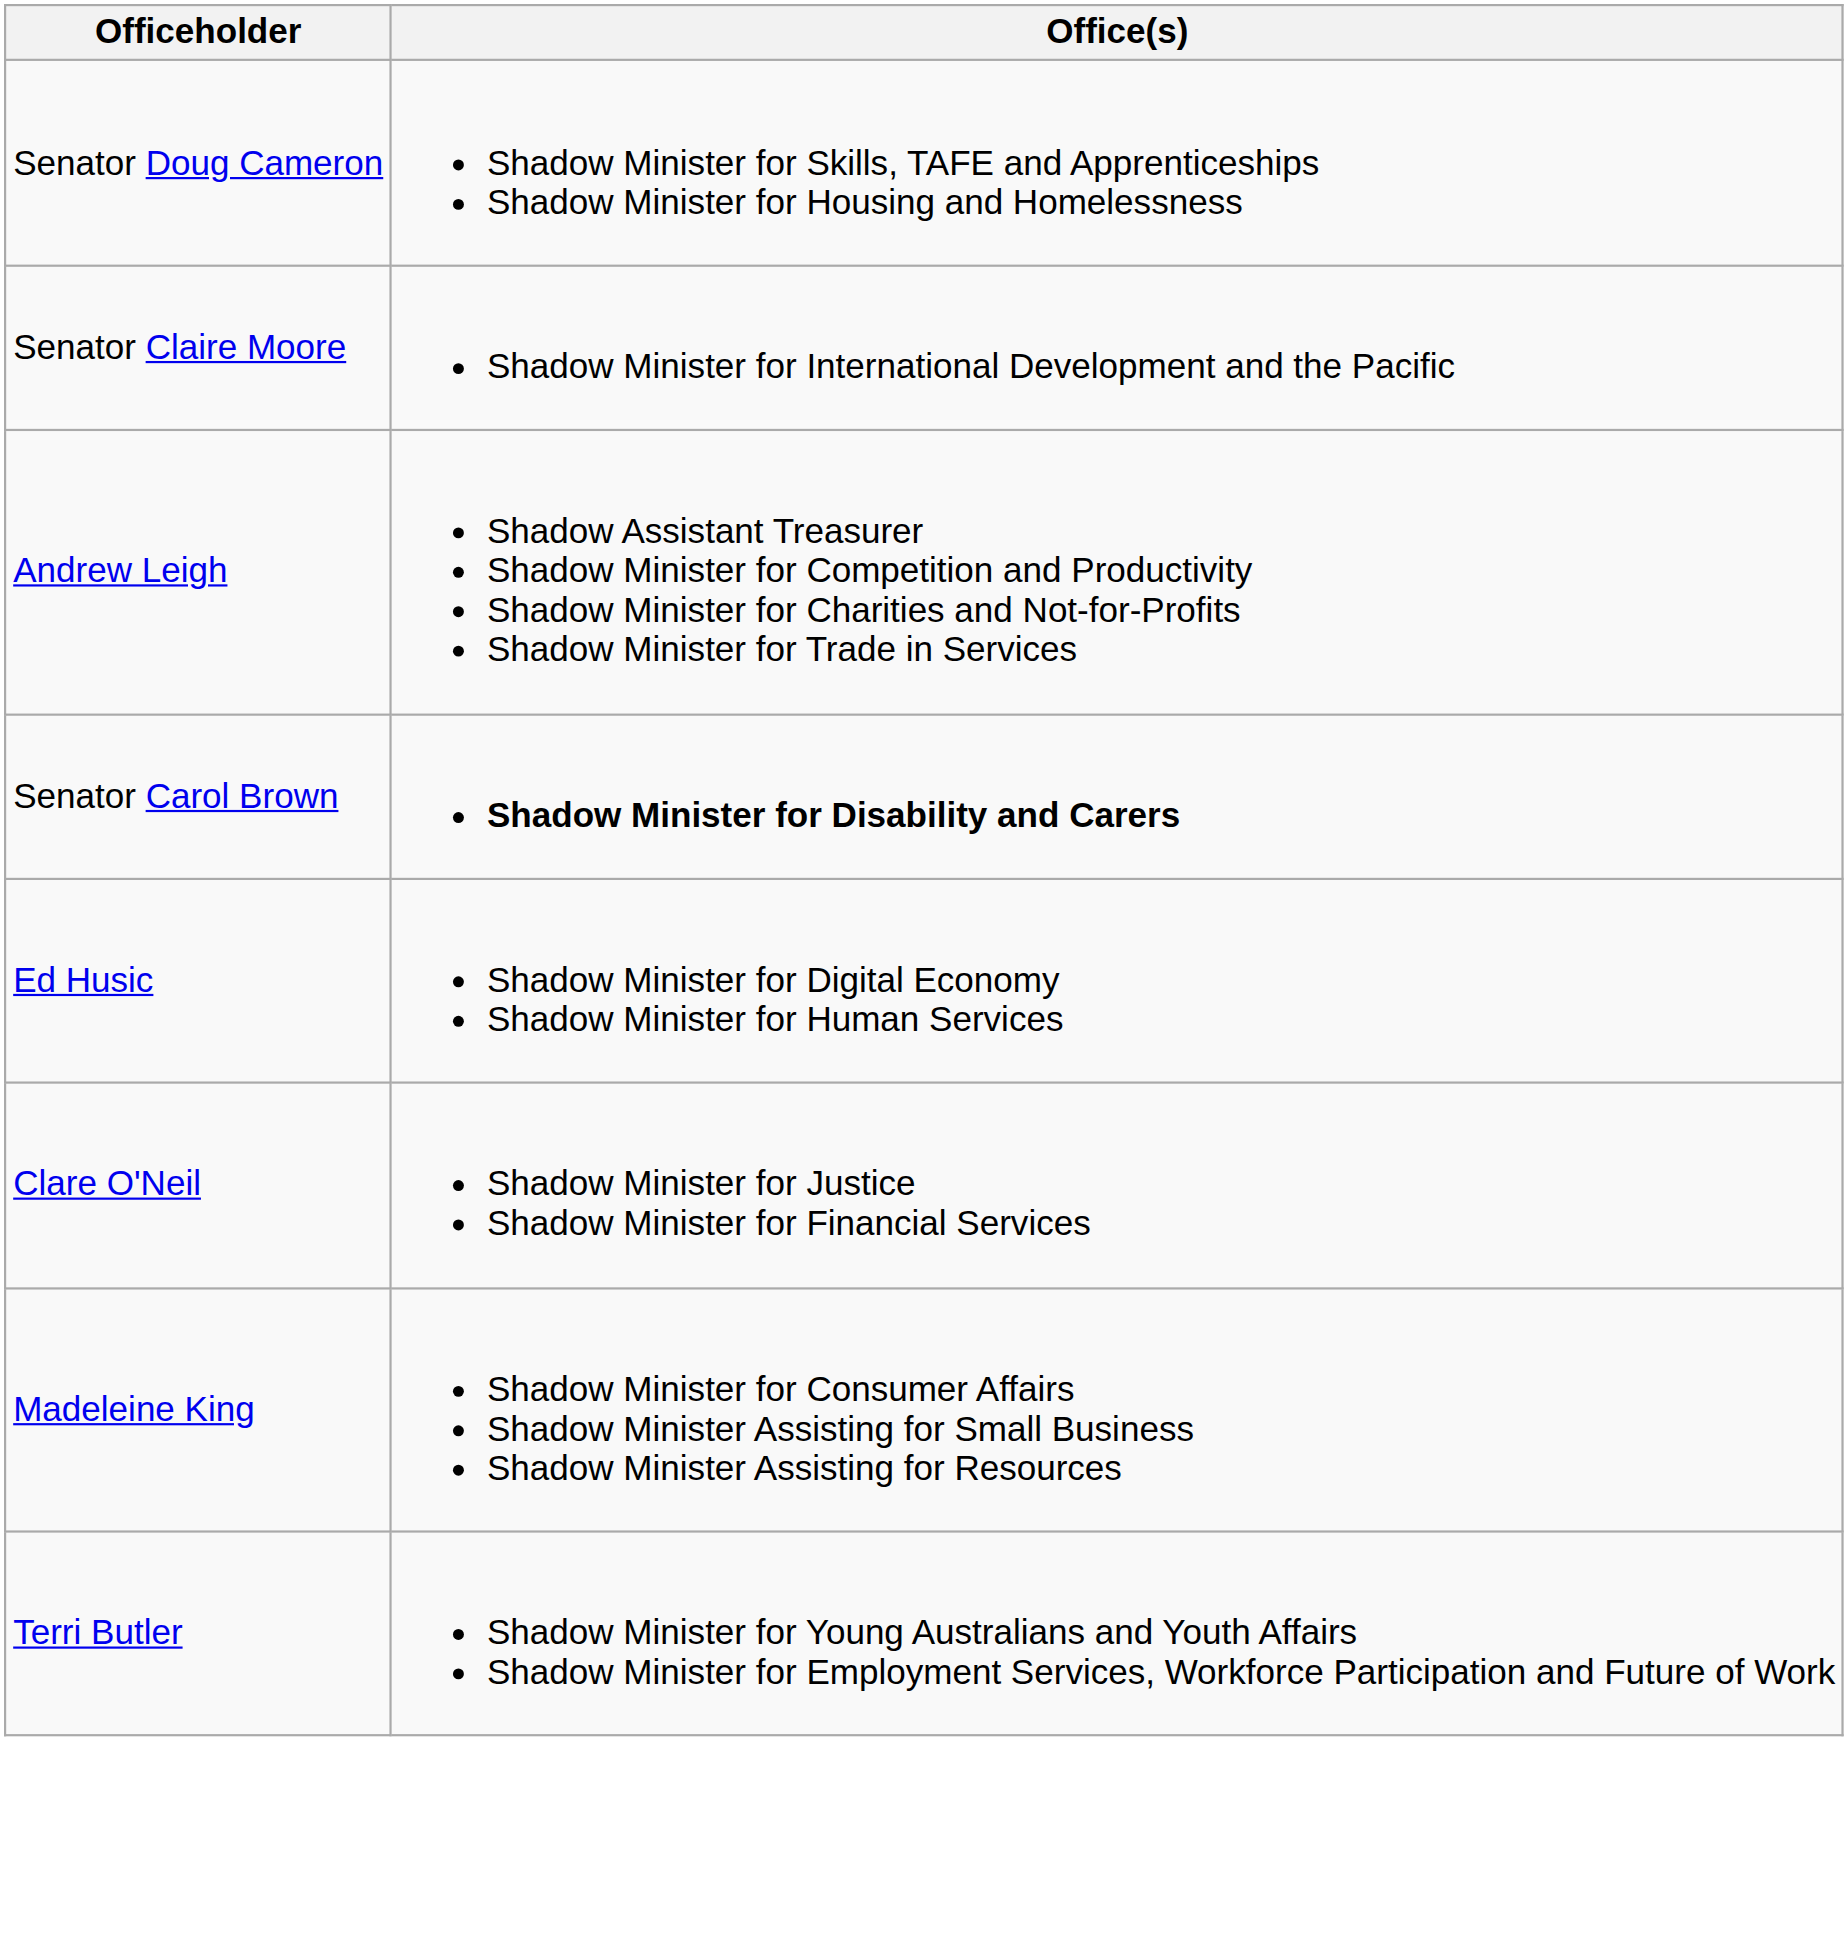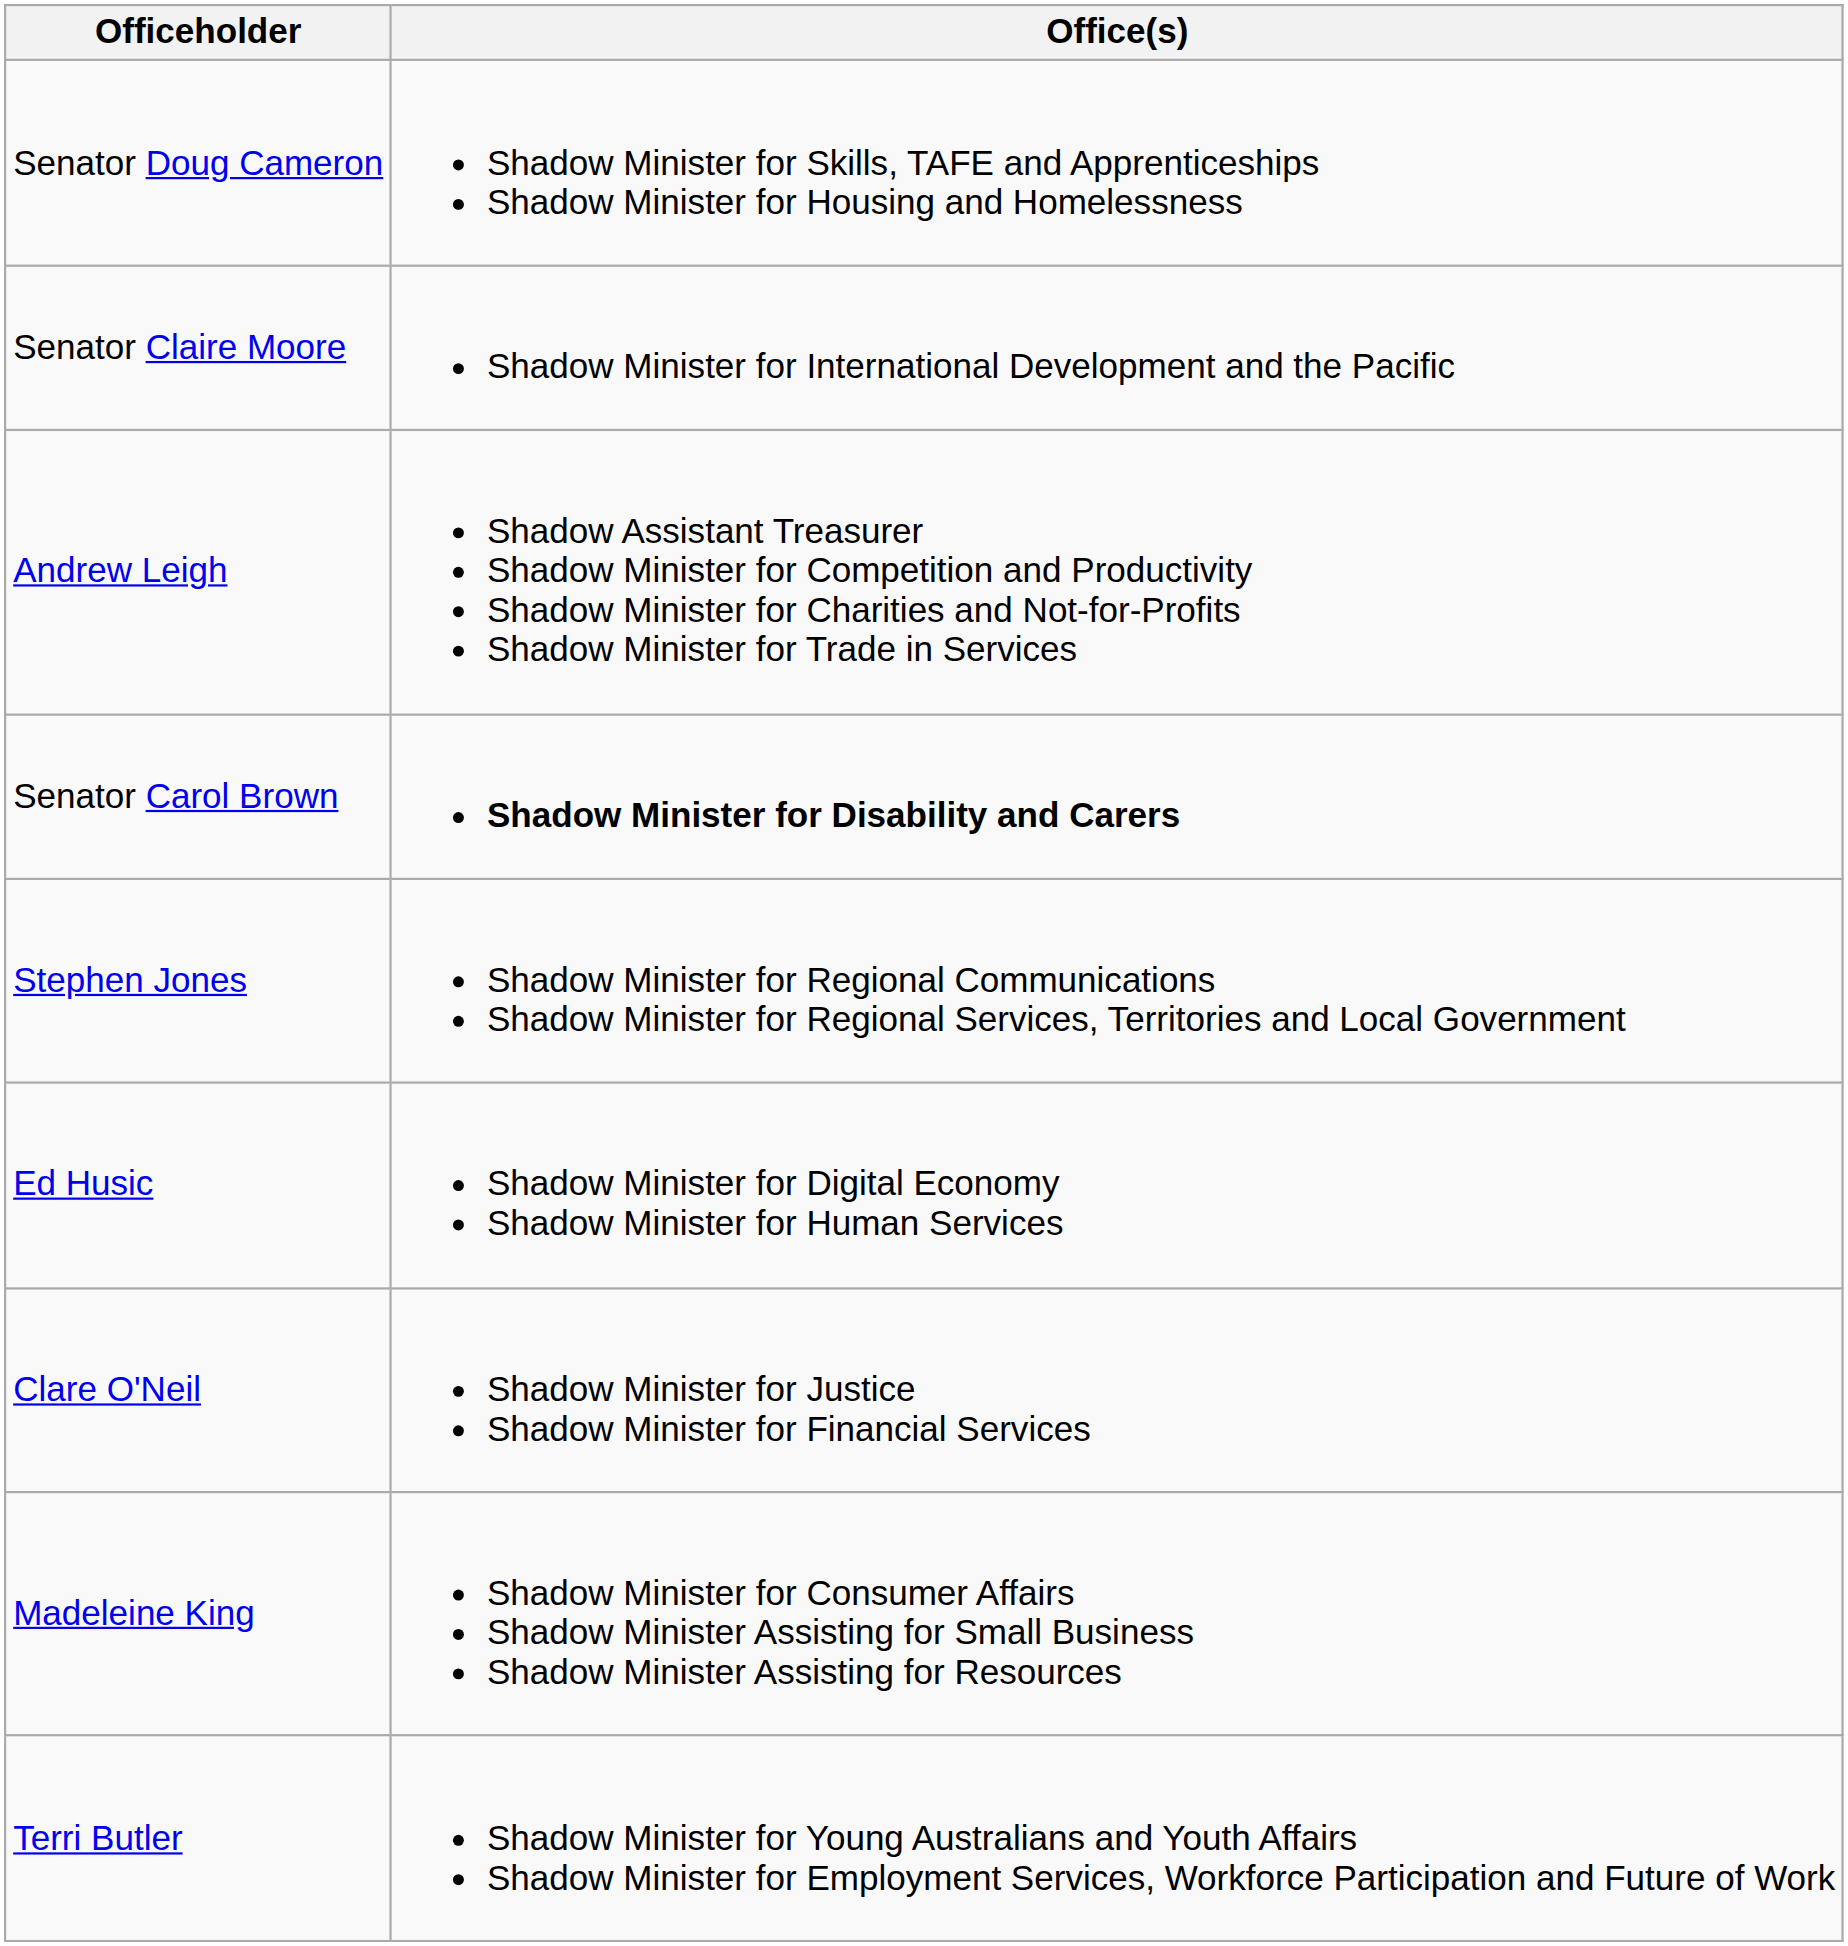+ row: (130, 980)
